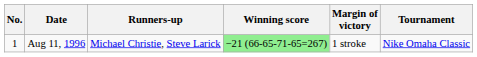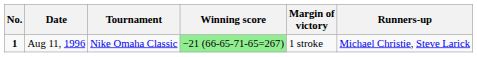columns swapped: (426, 19) <-> (155, 19)
(15, 43) normal -> (15, 43) bold
